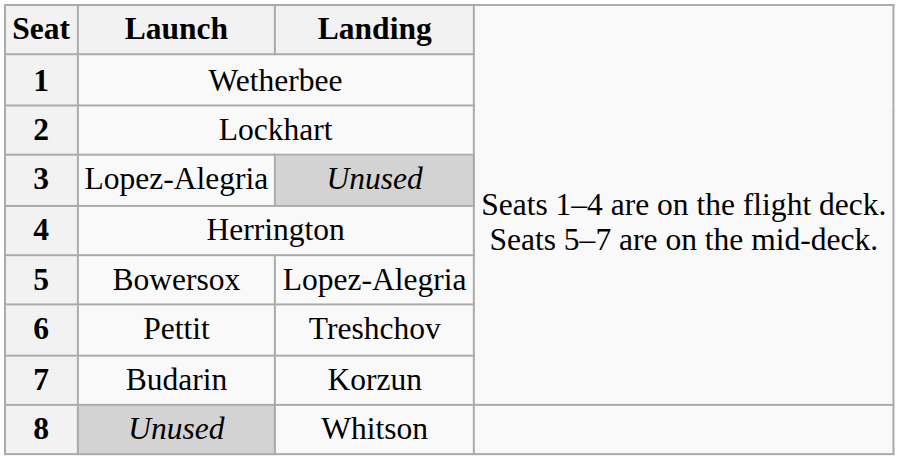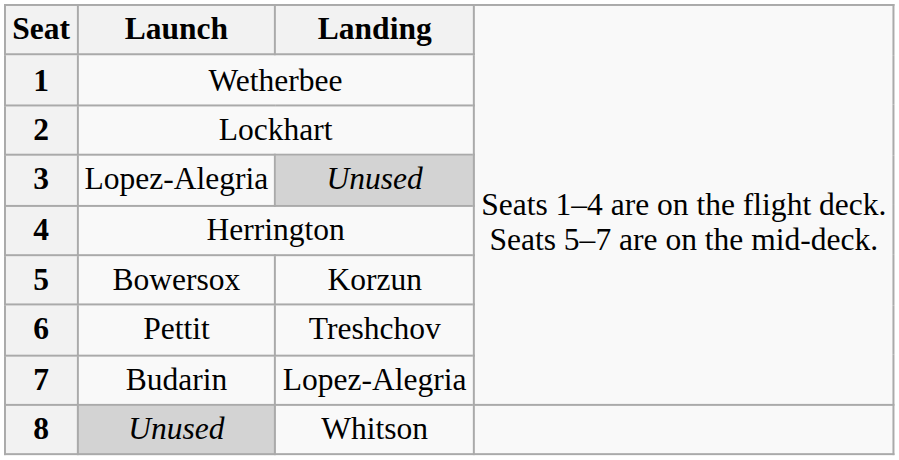(375, 279) Lopez-Alegria -> (375, 279) Korzun
(375, 379) Korzun -> (375, 379) Lopez-Alegria
